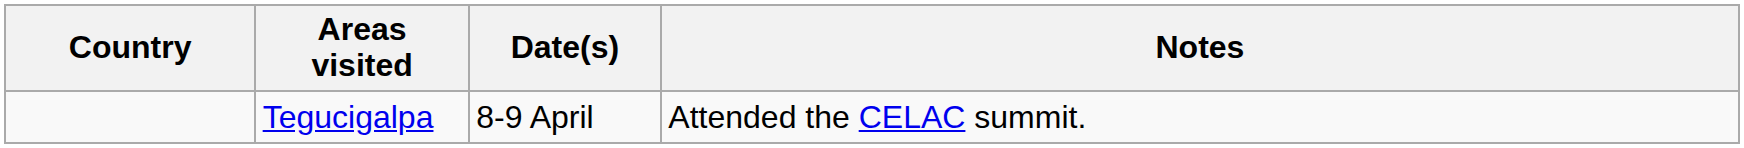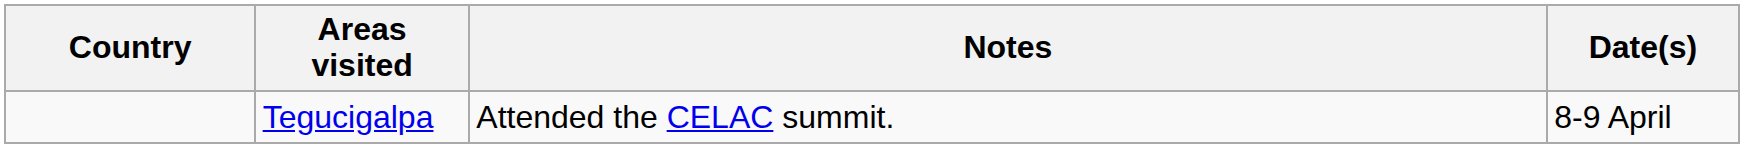columns swapped: (565, 47) <-> (1200, 47)
